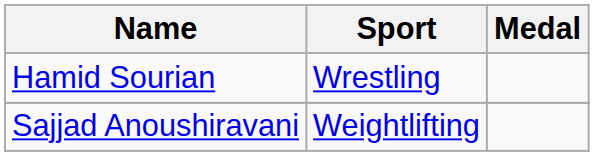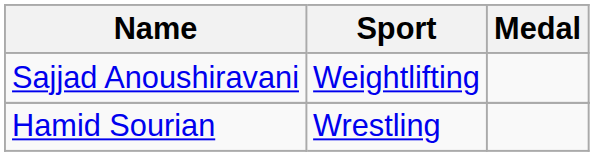rows swapped: (114, 77) <-> (155, 126)
